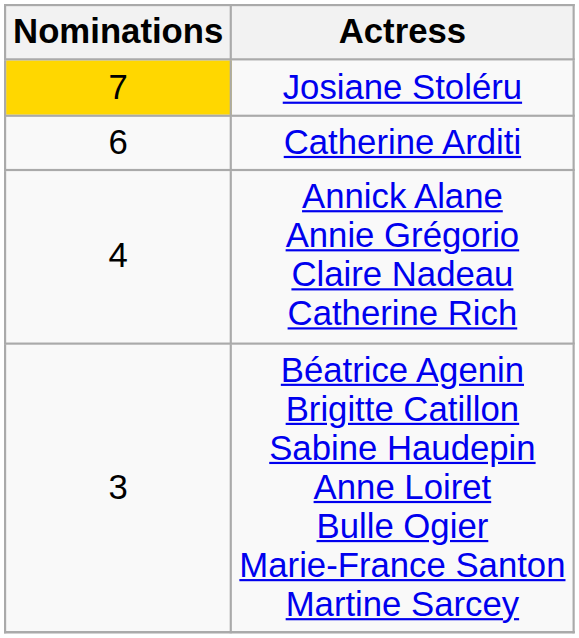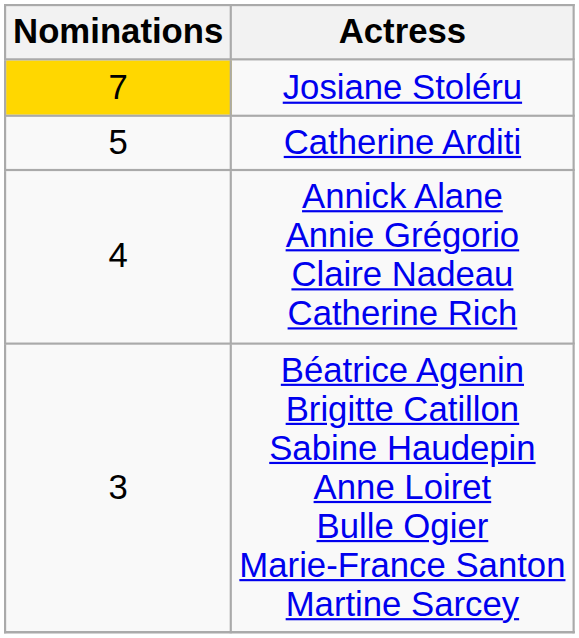(118, 142) 6 -> (118, 142) 5
